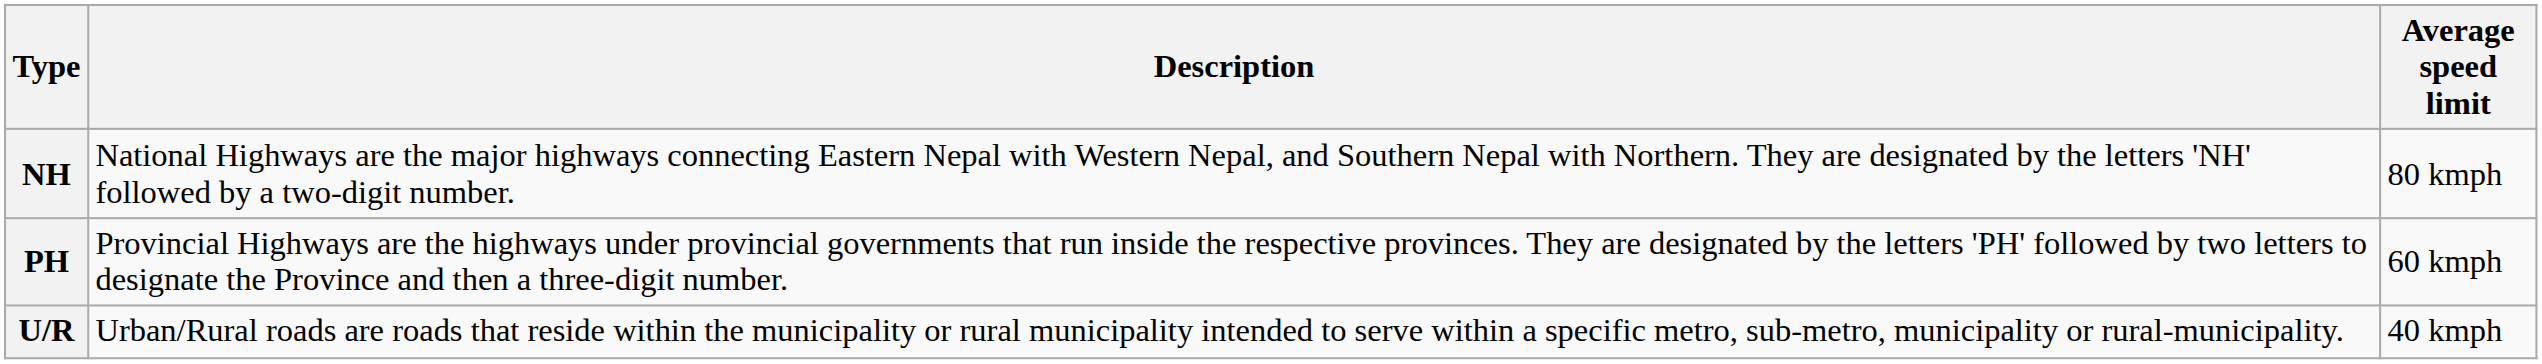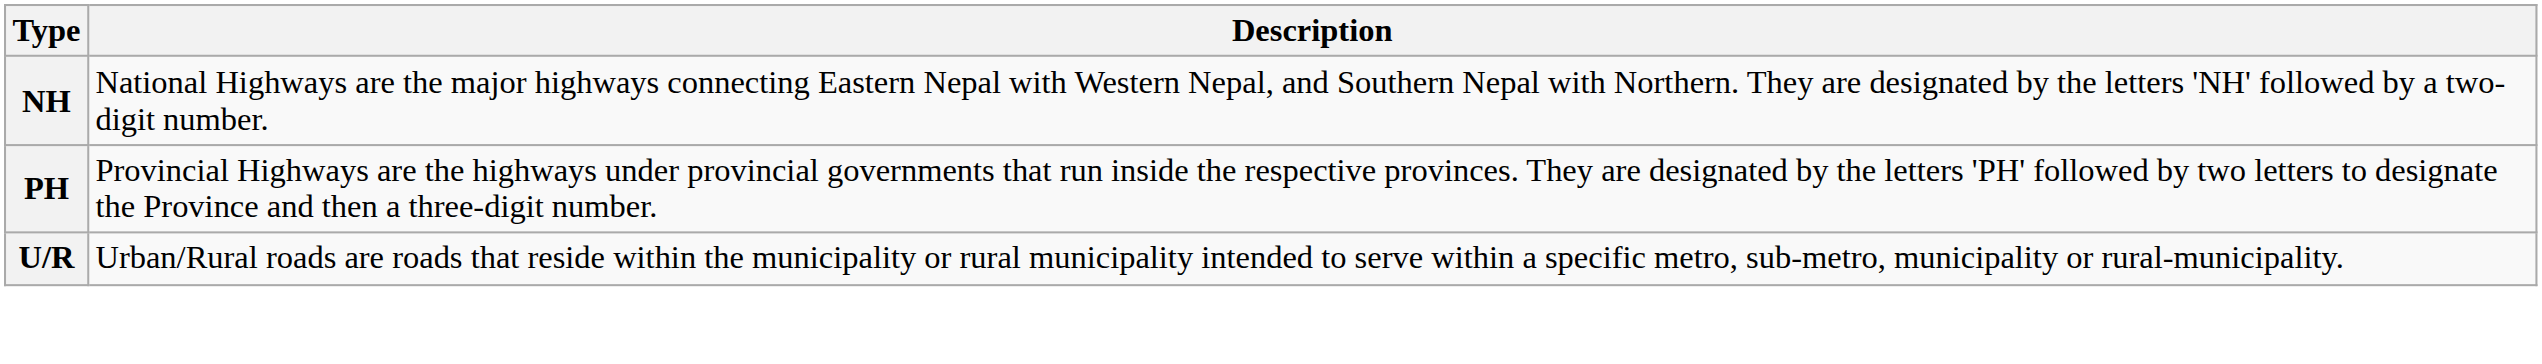- column: (2458, 66)
